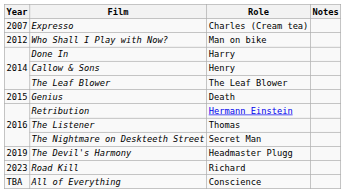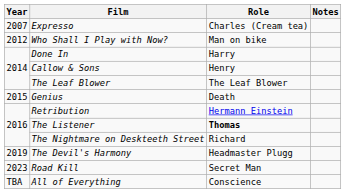(224, 125) normal -> (224, 125) bold
(235, 139) Secret Man -> (227, 139) Richard
(227, 168) Richard -> (235, 168) Secret Man
